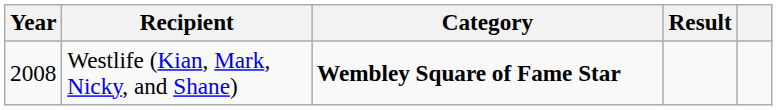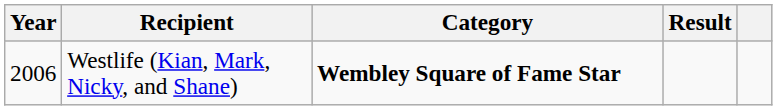(33, 72) 2008 -> (33, 72) 2006
